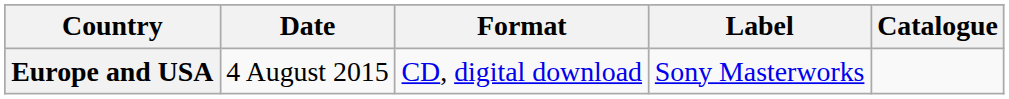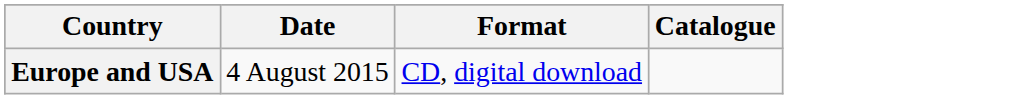- column: (760, 26)
